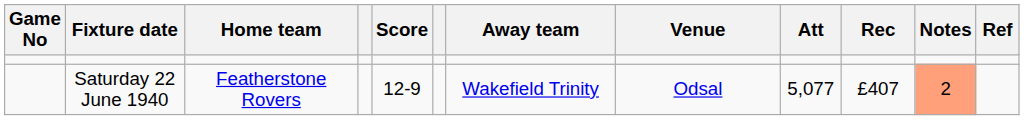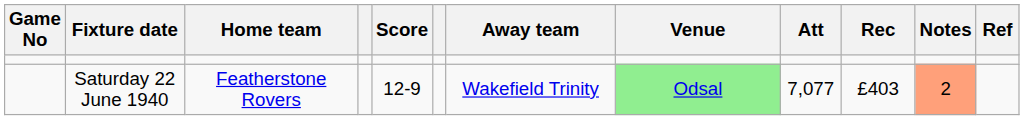(698, 89) no background -> (698, 89) lightgreen background
(811, 89) 5,077 -> (811, 89) 7,077
(878, 89) £407 -> (878, 89) £403
